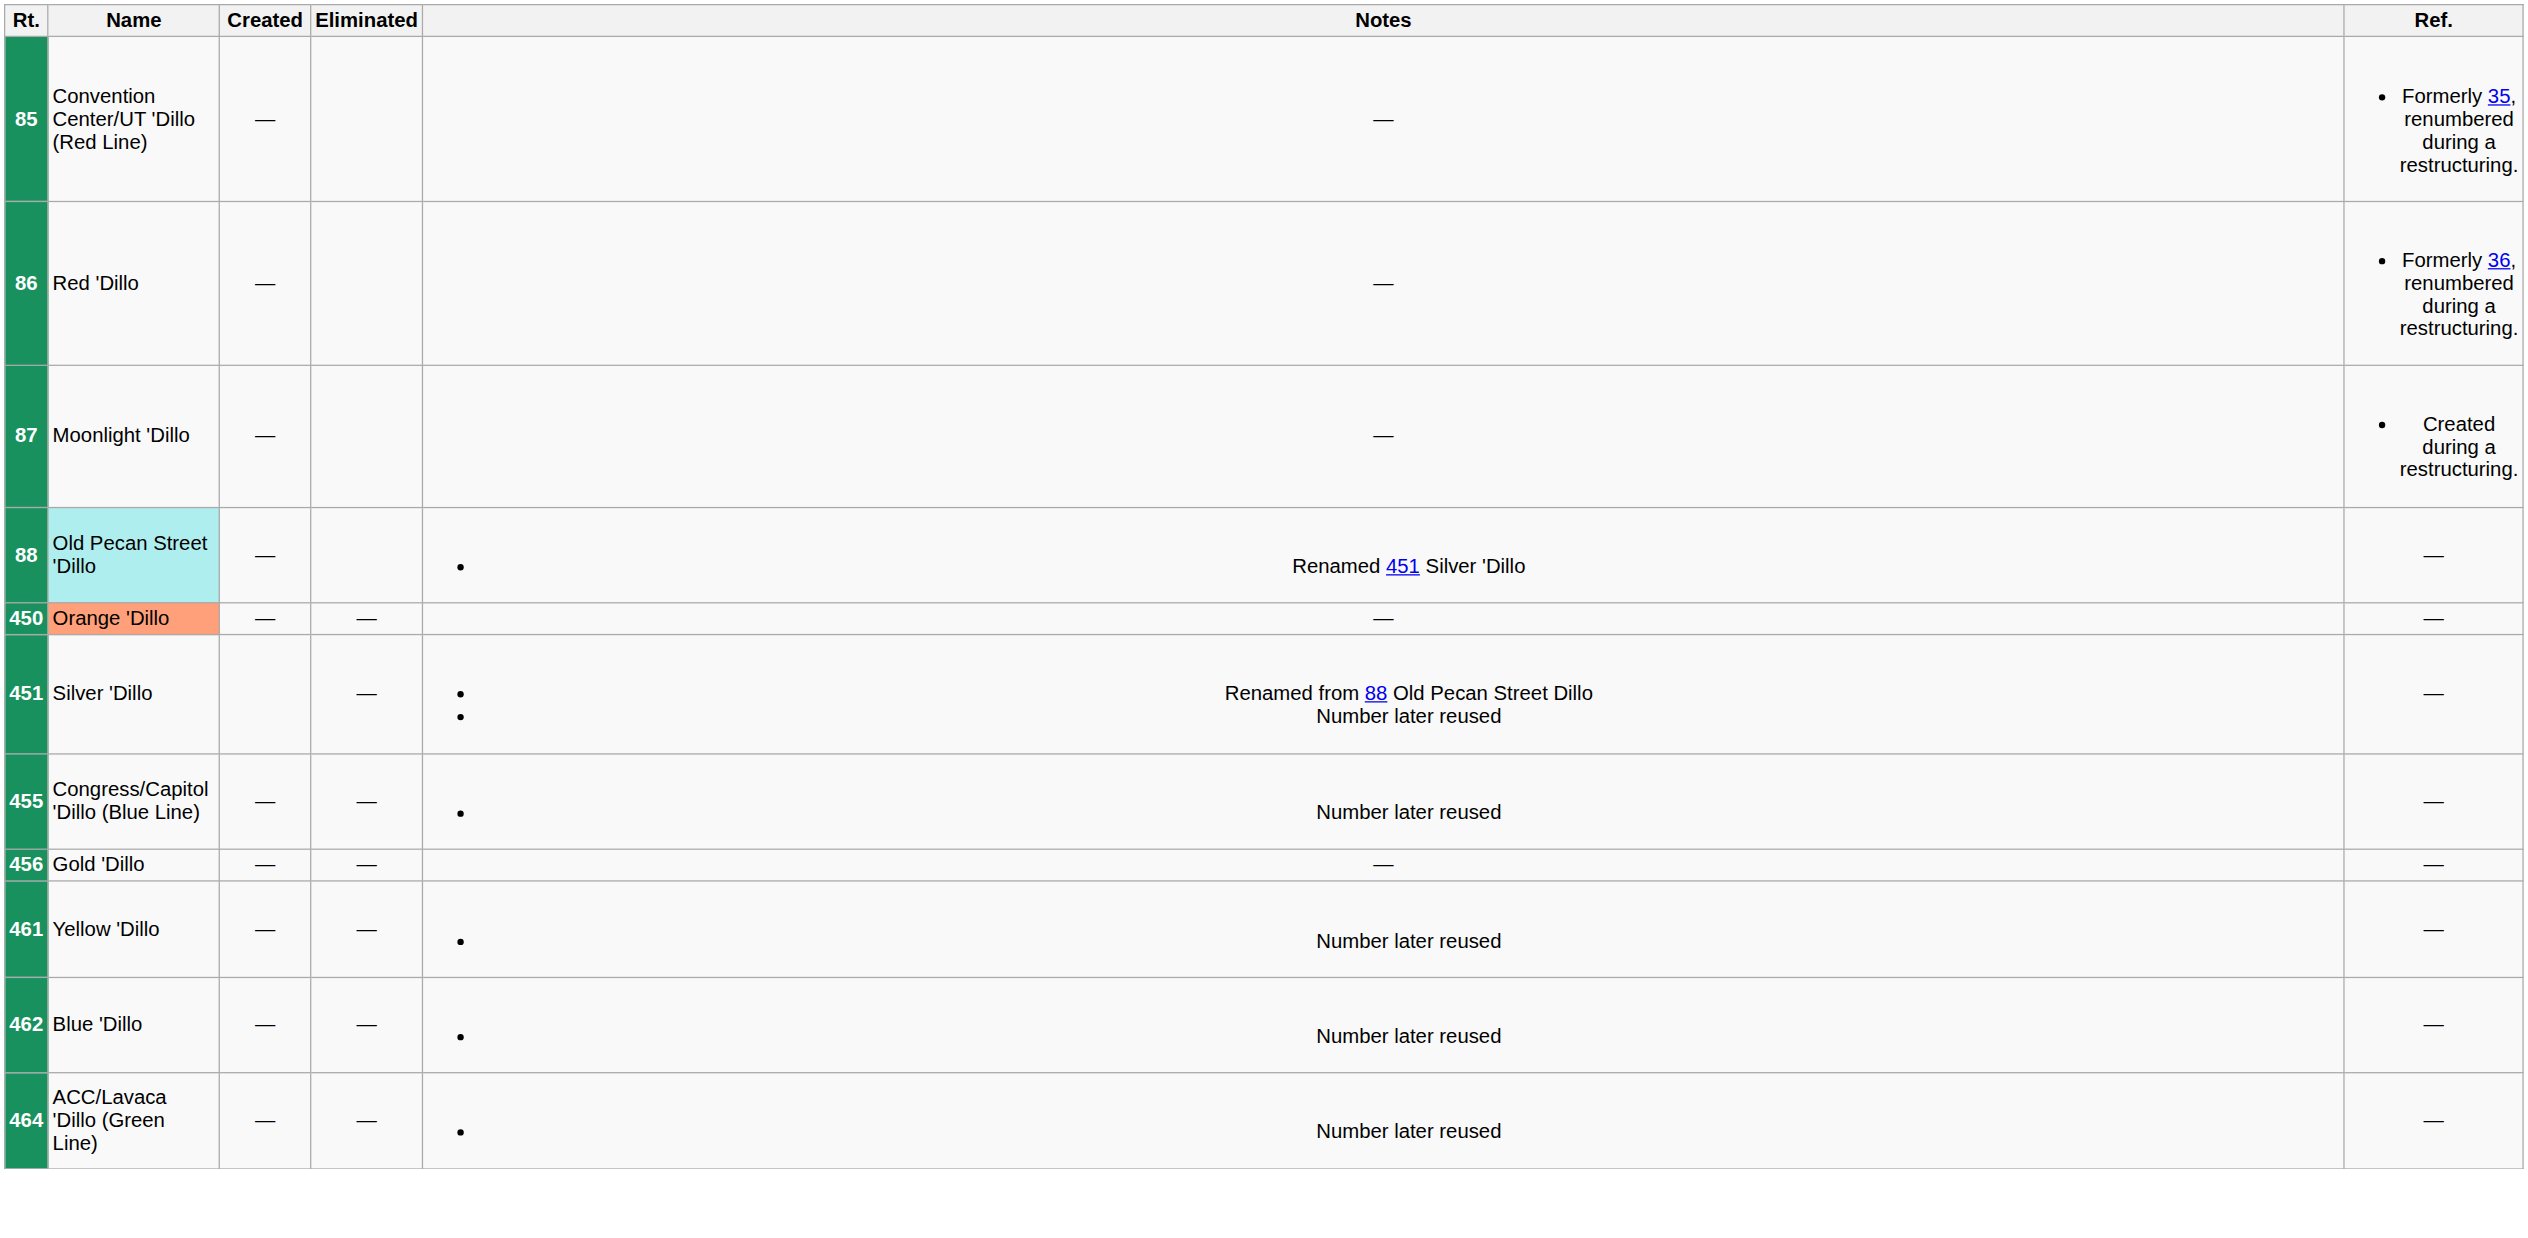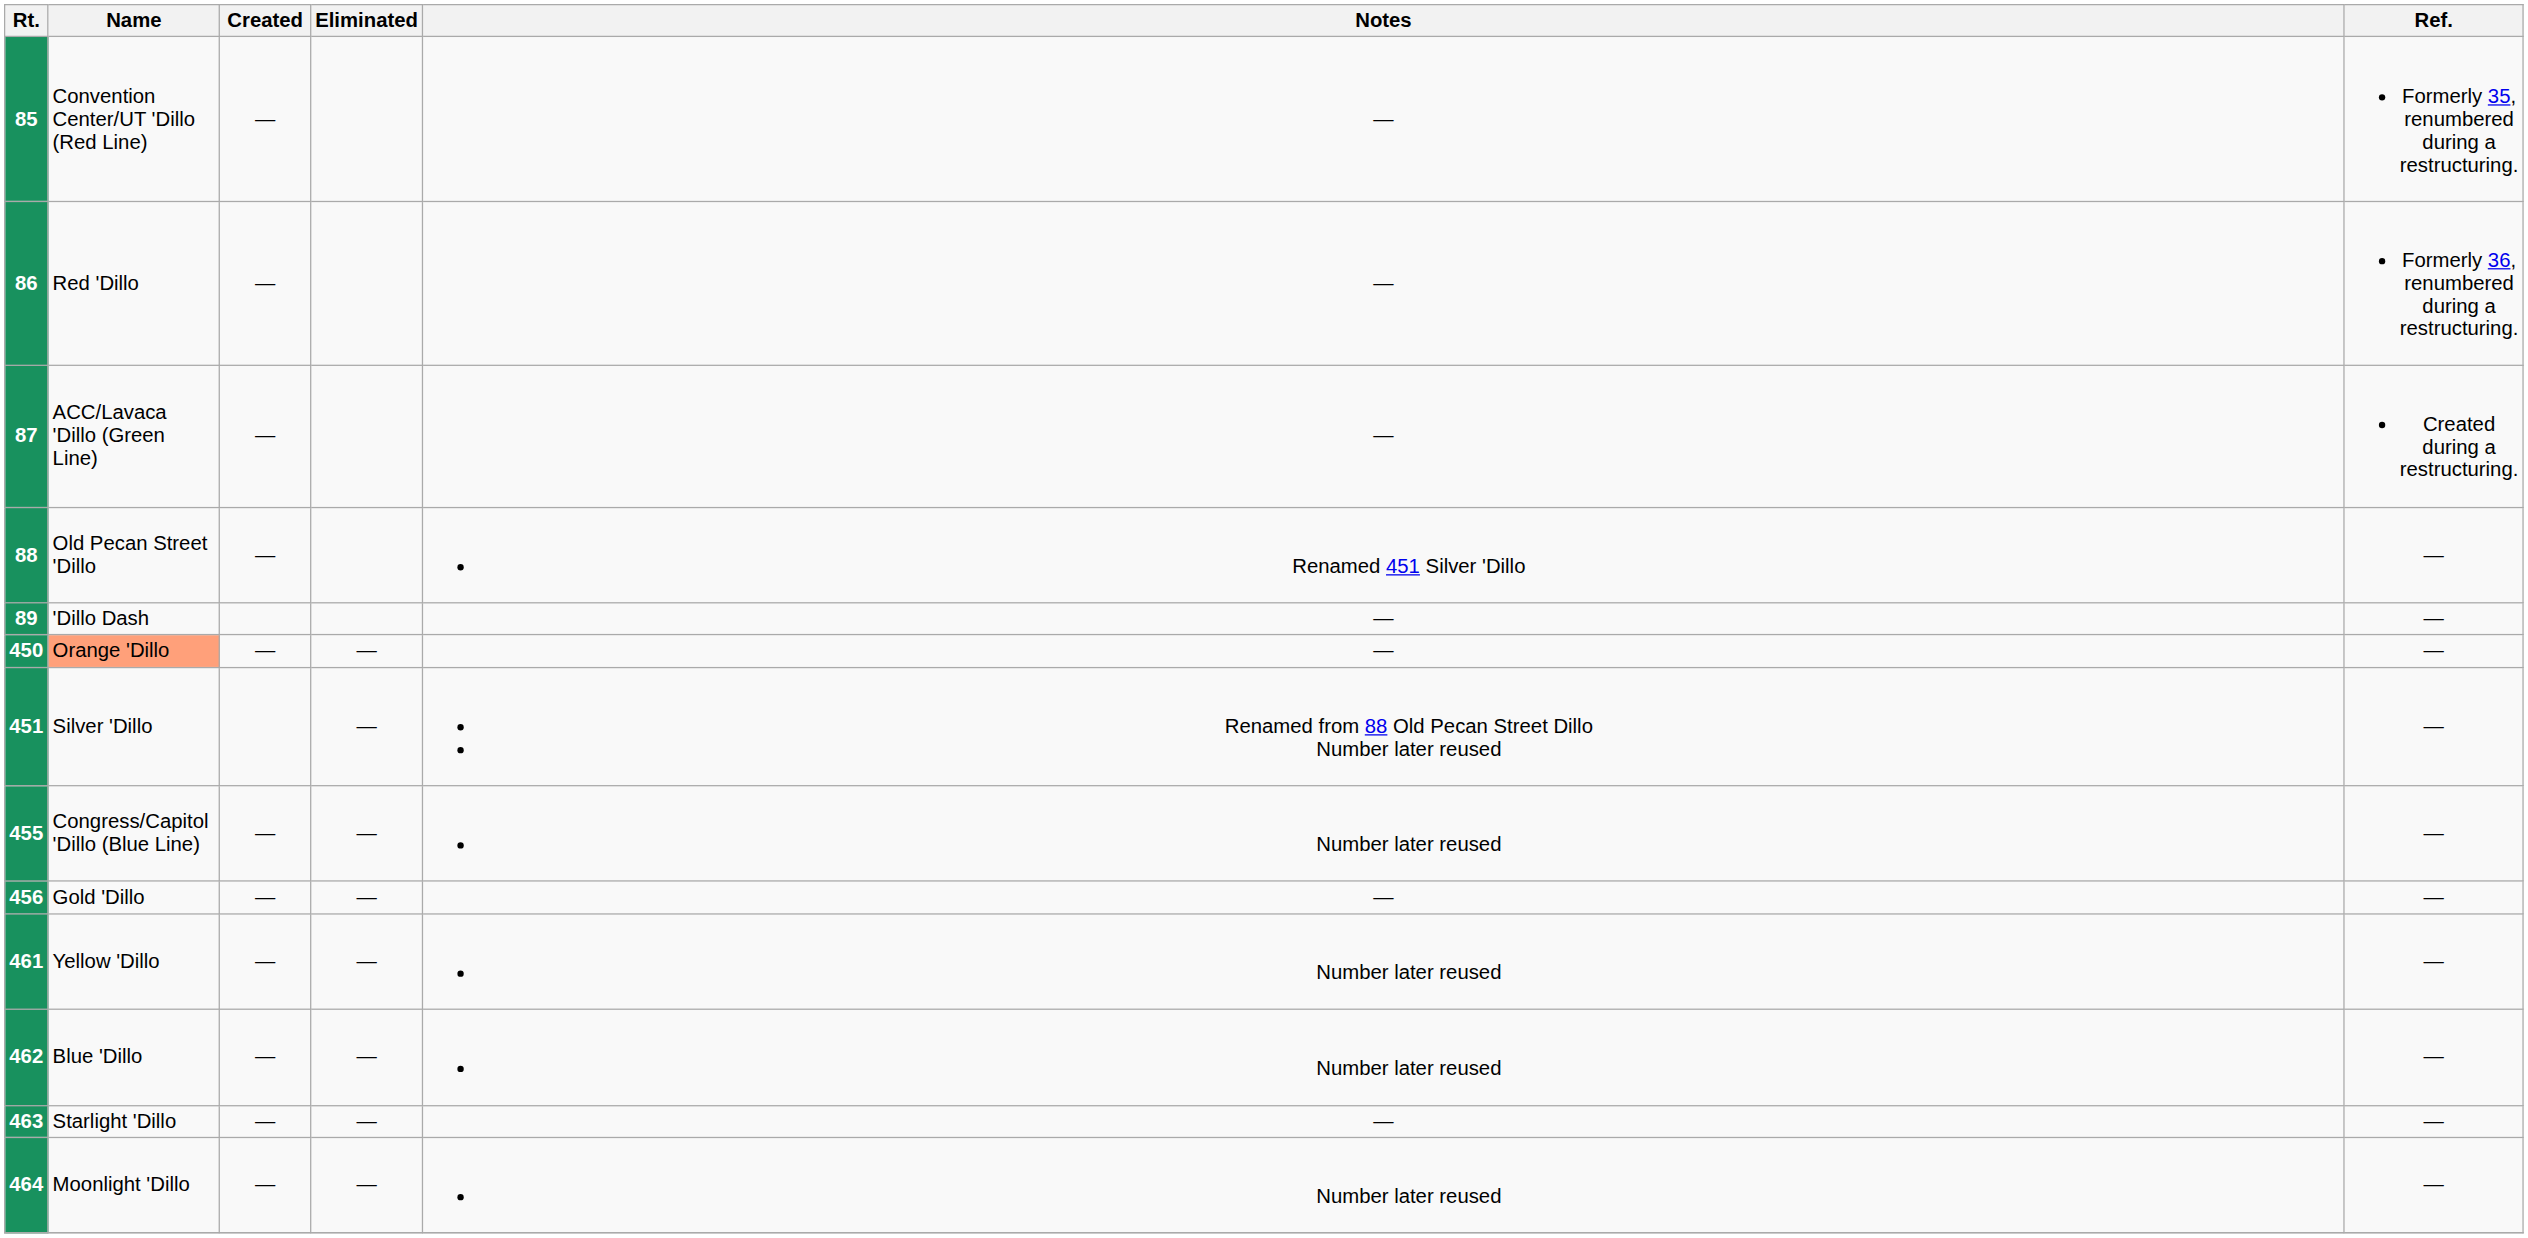(121, 436) Moonlight 'Dillo -> (110, 436) ACC/Lavaca 'Dillo (Green Line)
(130, 554) paleturquoise background -> (130, 554) no background
+ row: (26, 618)
+ row: (26, 1121)
(110, 1120) ACC/Lavaca 'Dillo (Green Line) -> (121, 1185) Moonlight 'Dillo
